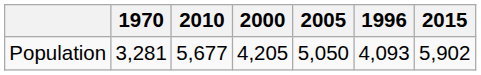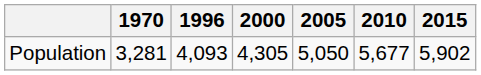columns swapped: (384, 20) <-> (202, 20)
(263, 53) 4,205 -> (263, 53) 4,305
